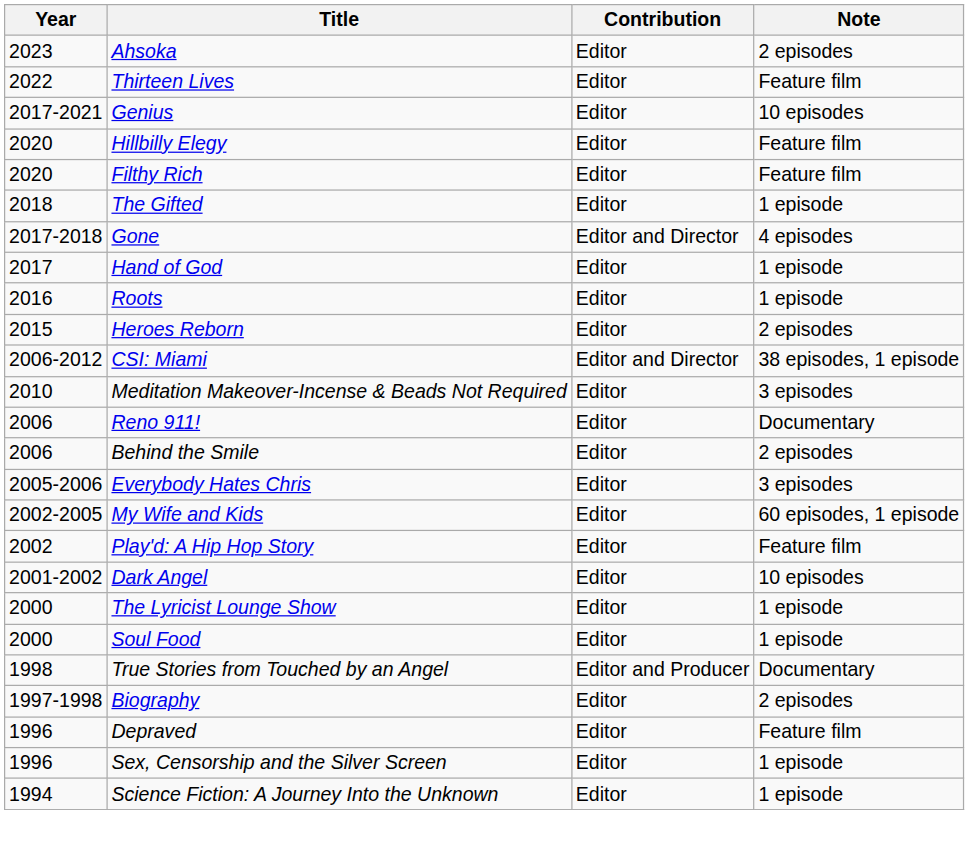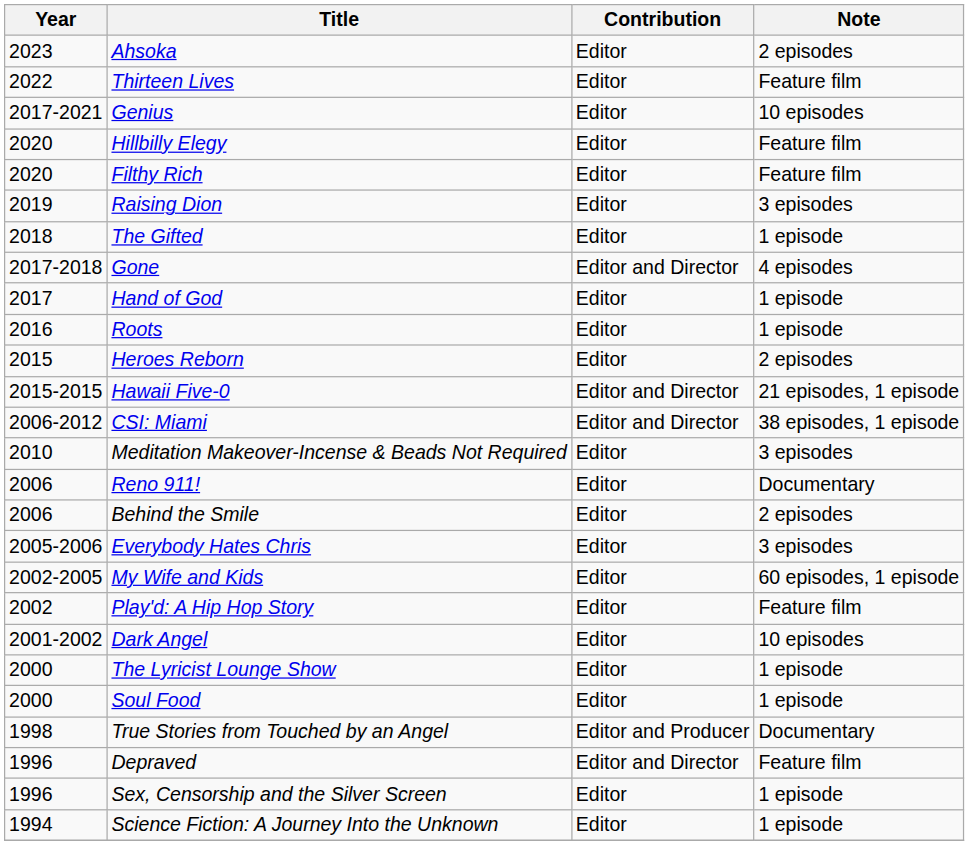+ row: (167, 205)
+ row: (171, 391)
- row: (155, 701)
(601, 732) Editor -> (657, 762) Editor and Director
